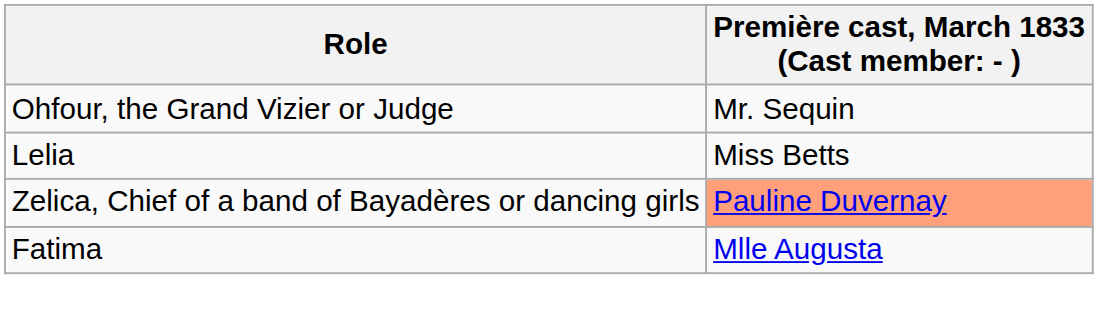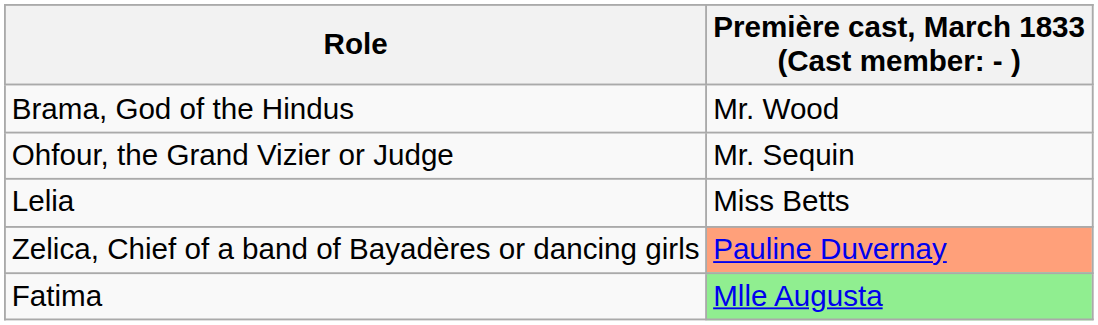+ row: (183, 108)
(798, 249) no background -> (798, 295) lightgreen background
